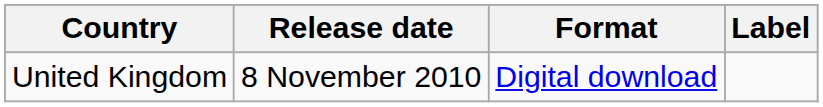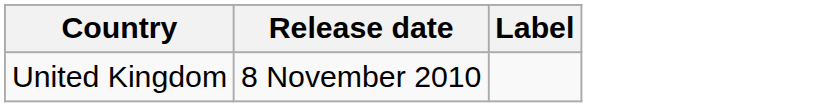- column: (606, 28)
